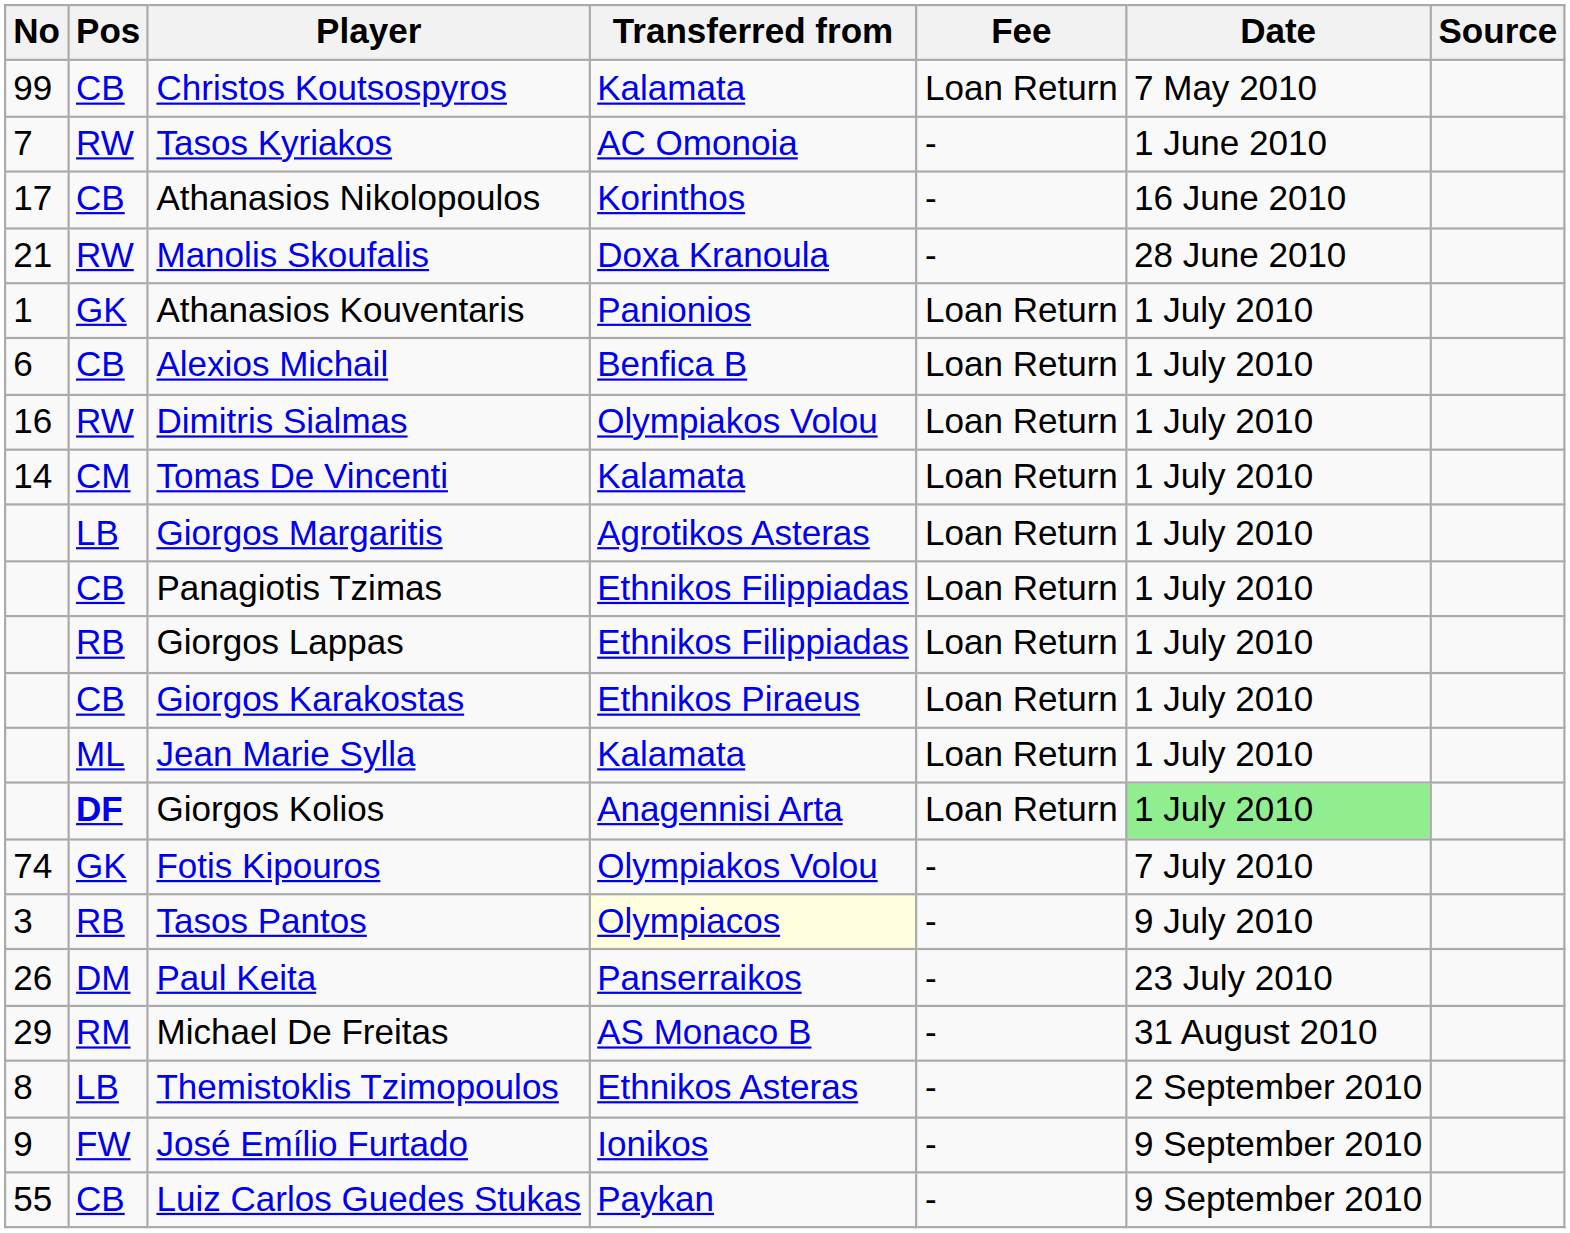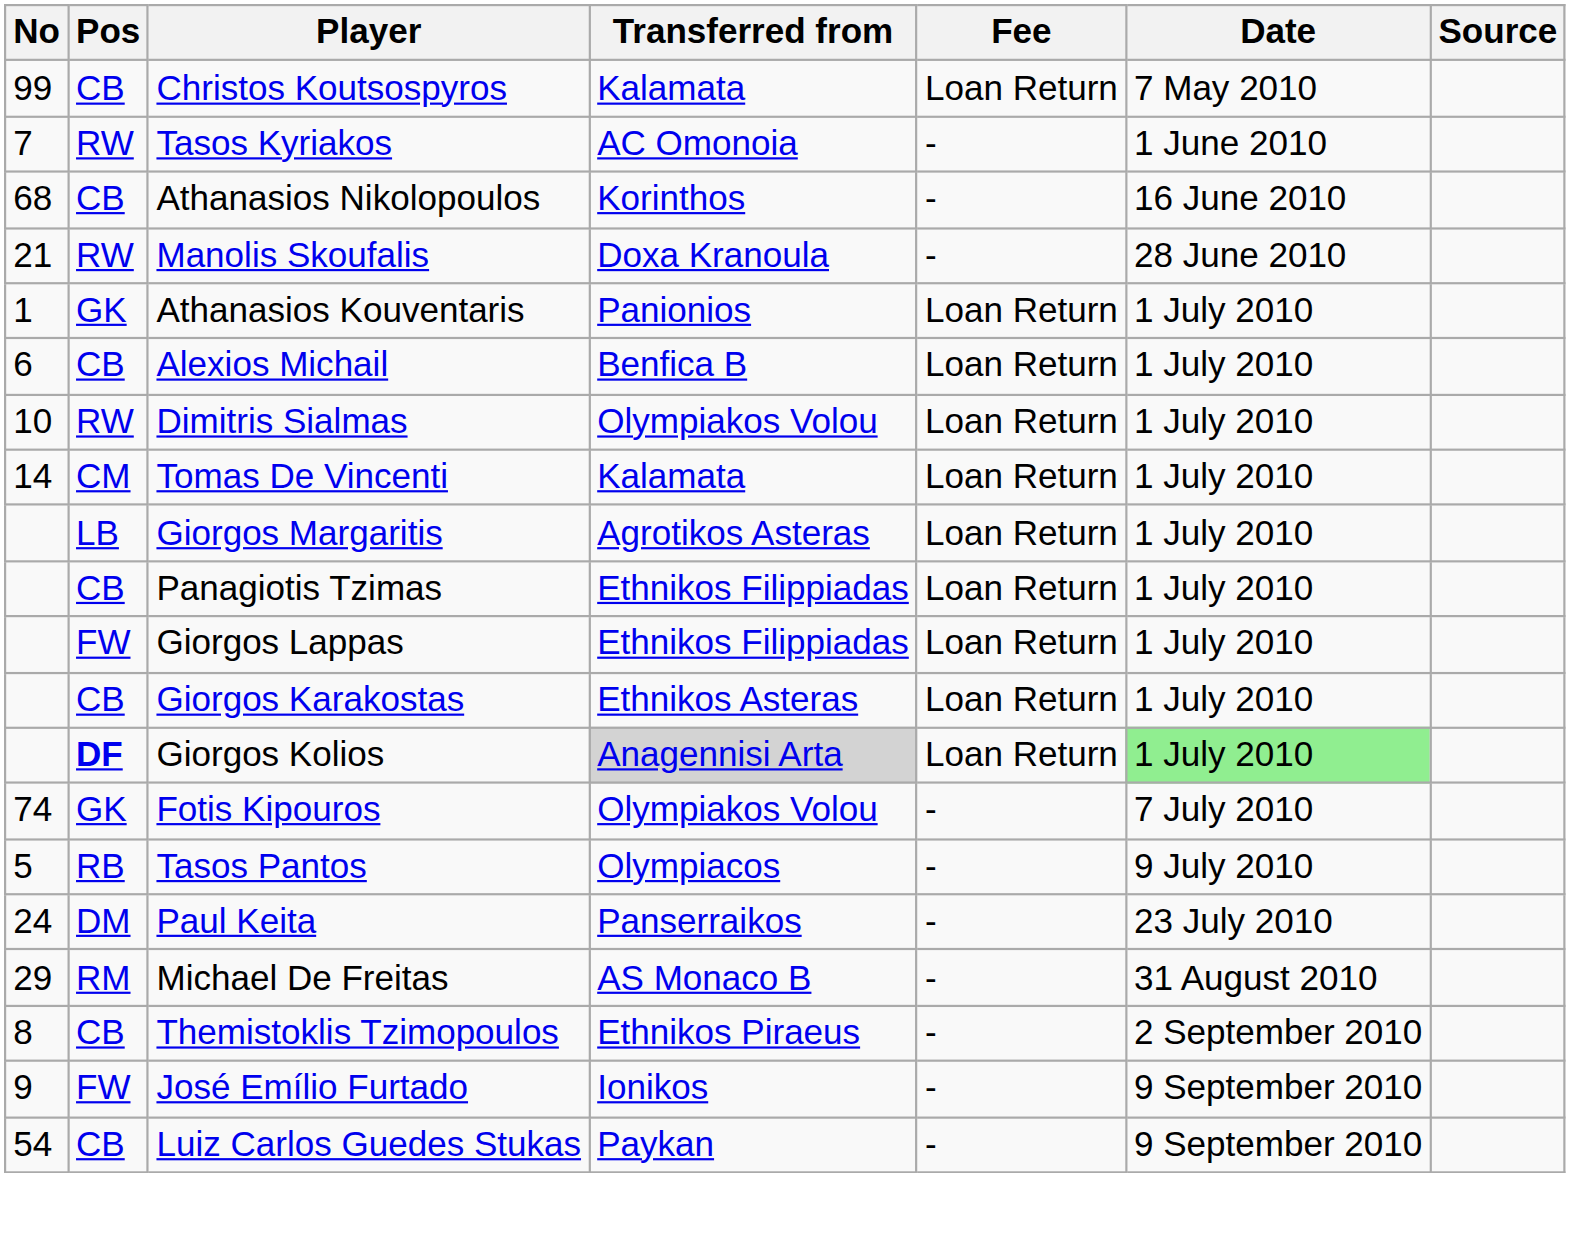(33, 198) 17 -> (33, 198) 68
(33, 421) 16 -> (33, 421) 10
(100, 643) RB -> (103, 643) FW
(729, 699) Ethnikos Piraeus -> (728, 699) Ethnikos Asteras
- row: (286, 754)
(720, 810) no background -> (720, 754) lightgrey background
(23, 921) 3 -> (23, 865) 5
(689, 921) lightyellow background -> (689, 865) no background
(33, 976) 26 -> (33, 921) 24
(97, 1088) LB -> (100, 1032) CB
(728, 1088) Ethnikos Asteras -> (729, 1032) Ethnikos Piraeus
(33, 1199) 55 -> (33, 1143) 54
